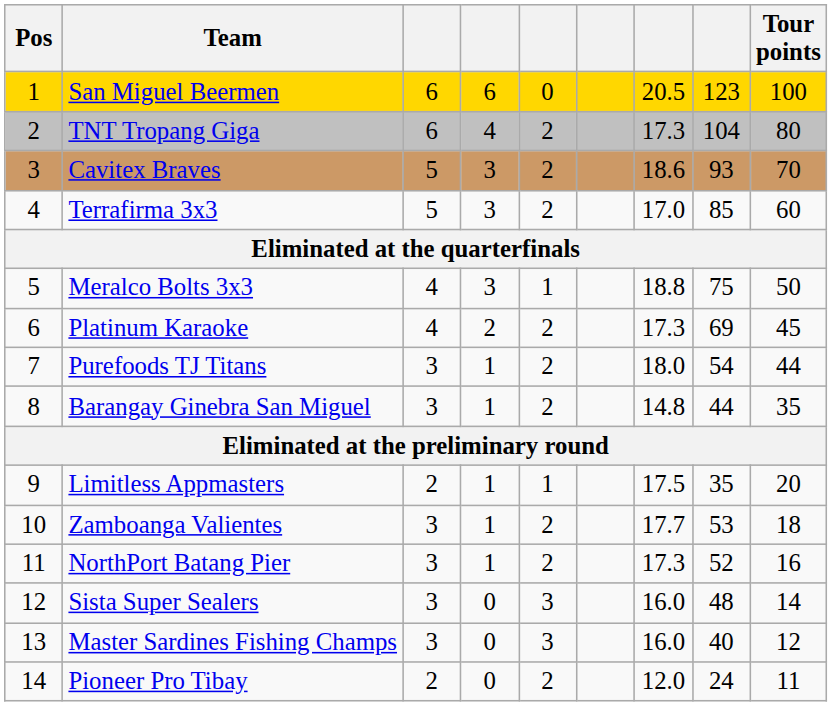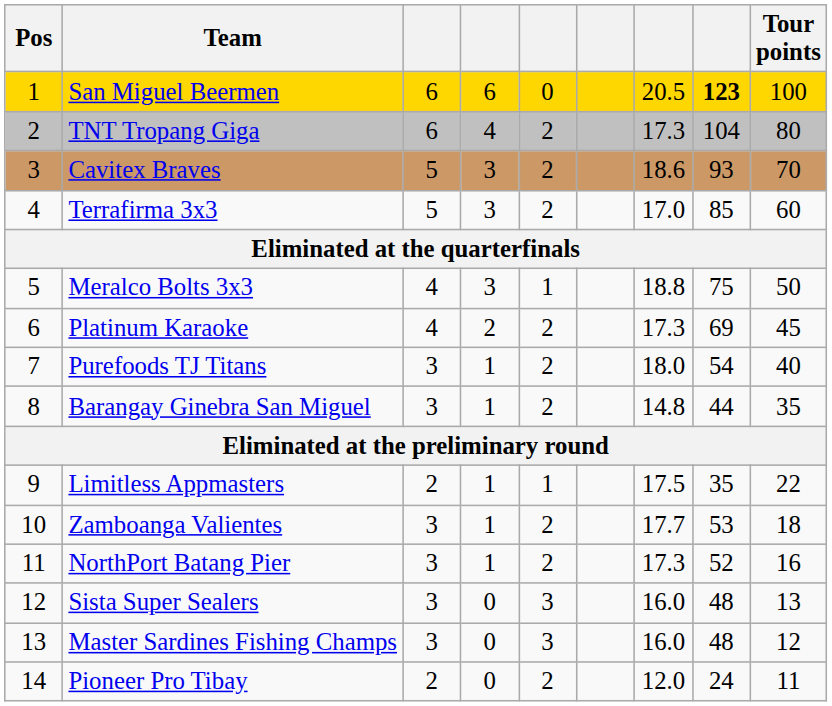(721, 91) normal -> (721, 91) bold
(788, 366) 44 -> (788, 366) 40
(788, 484) 20 -> (788, 484) 22
(788, 602) 14 -> (788, 602) 13
(721, 642) 40 -> (721, 642) 48
